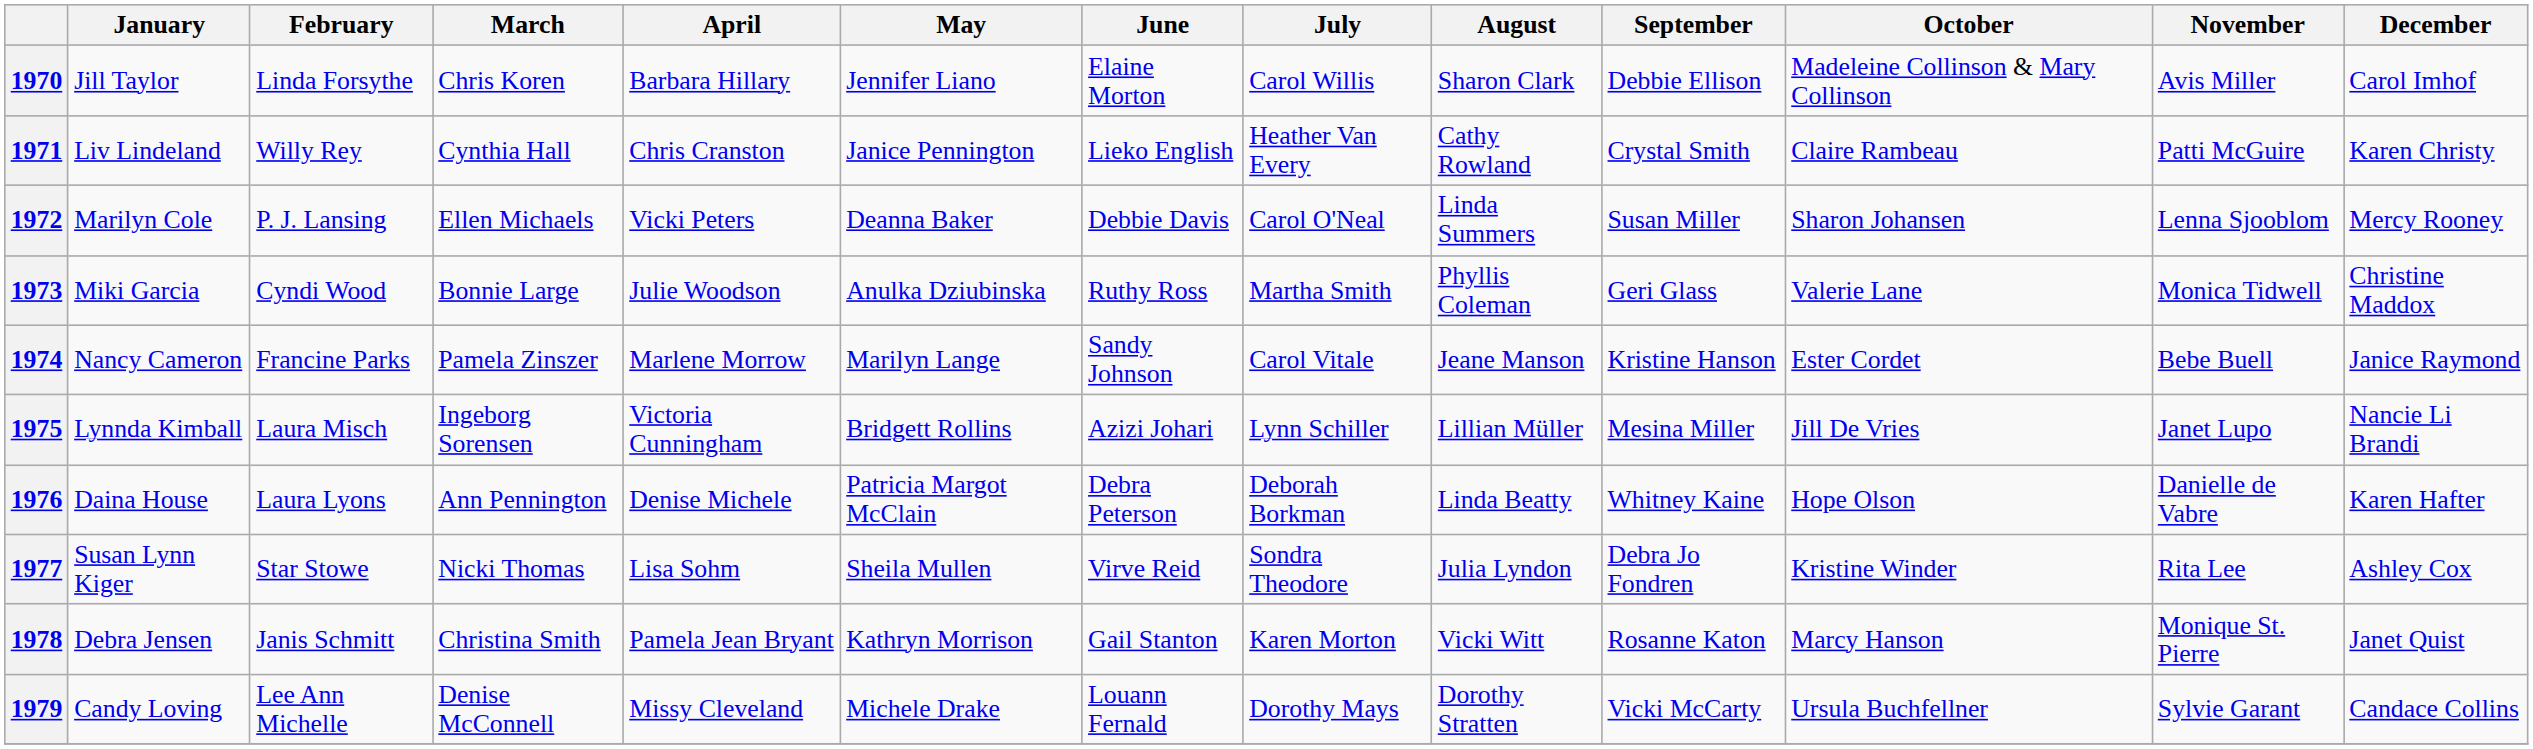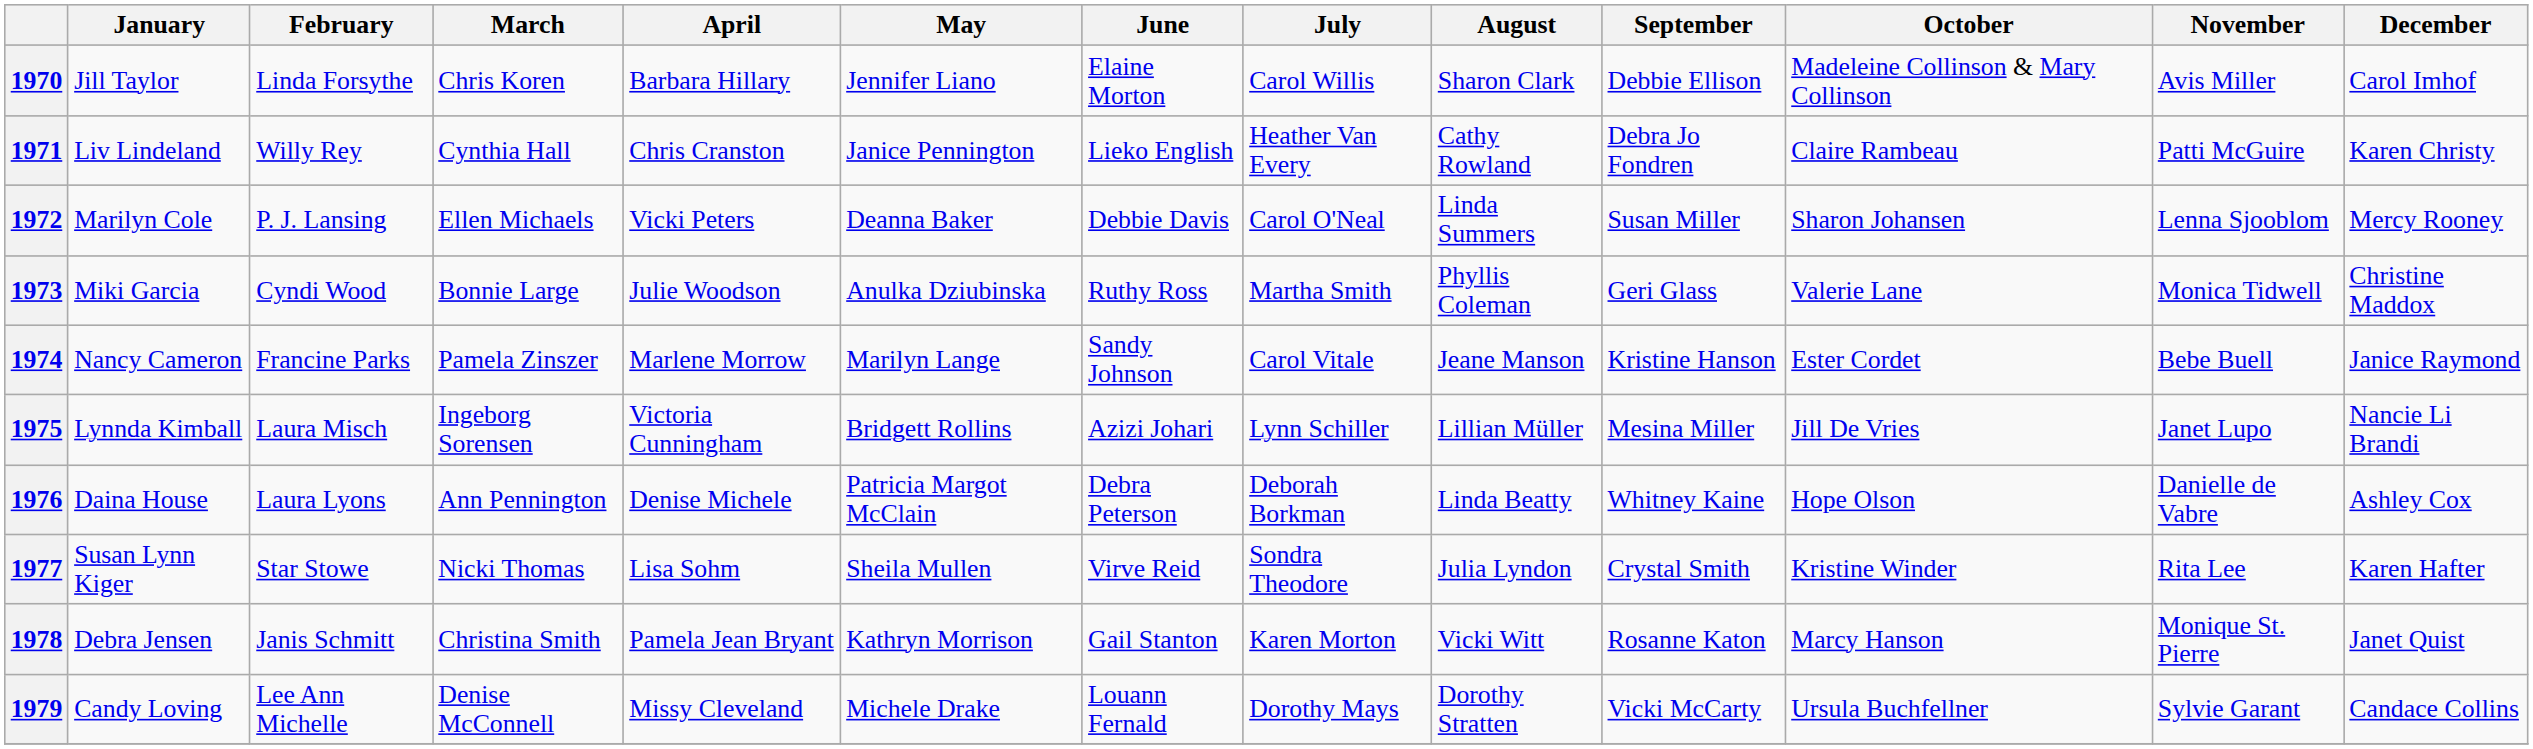(1679, 150) Crystal Smith -> (1654, 150) Debra Jo Fondren
(2417, 499) Karen Hafter -> (2411, 499) Ashley Cox
(1654, 569) Debra Jo Fondren -> (1679, 569) Crystal Smith
(2411, 569) Ashley Cox -> (2417, 569) Karen Hafter
